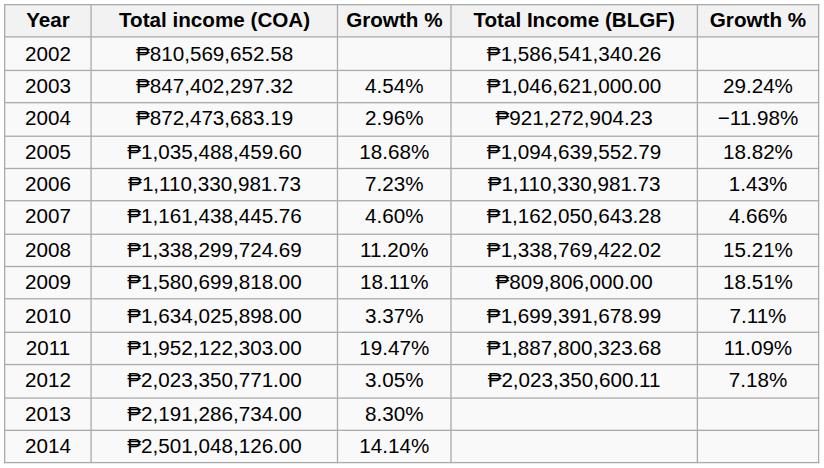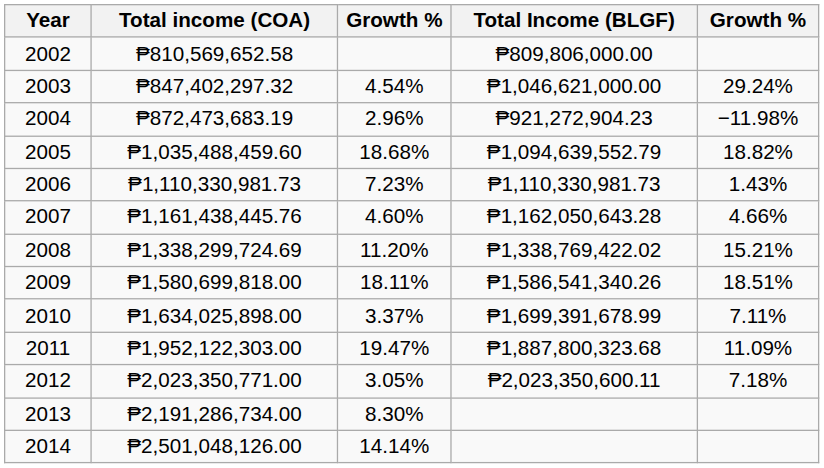(574, 53) ₱1,586,541,340.26 -> (574, 53) ₱809,806,000.00
(574, 282) ₱809,806,000.00 -> (574, 282) ₱1,586,541,340.26
